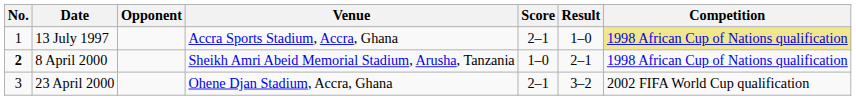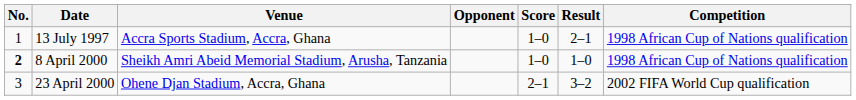columns swapped: (352, 15) <-> (151, 15)
(538, 38) 2–1 -> (538, 38) 1–0
(581, 38) 1–0 -> (581, 38) 2–1
(727, 38) khaki background -> (727, 38) no background
(581, 60) 2–1 -> (581, 60) 1–0
